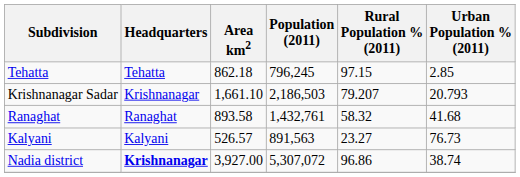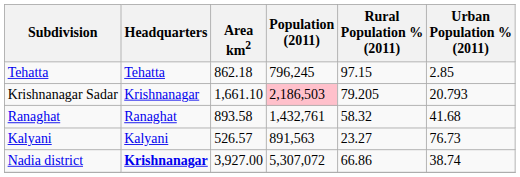(297, 94) no background -> (297, 94) pink background
(360, 94) 79.207 -> (360, 94) 79.205
(356, 161) 96.86 -> (356, 161) 66.86
